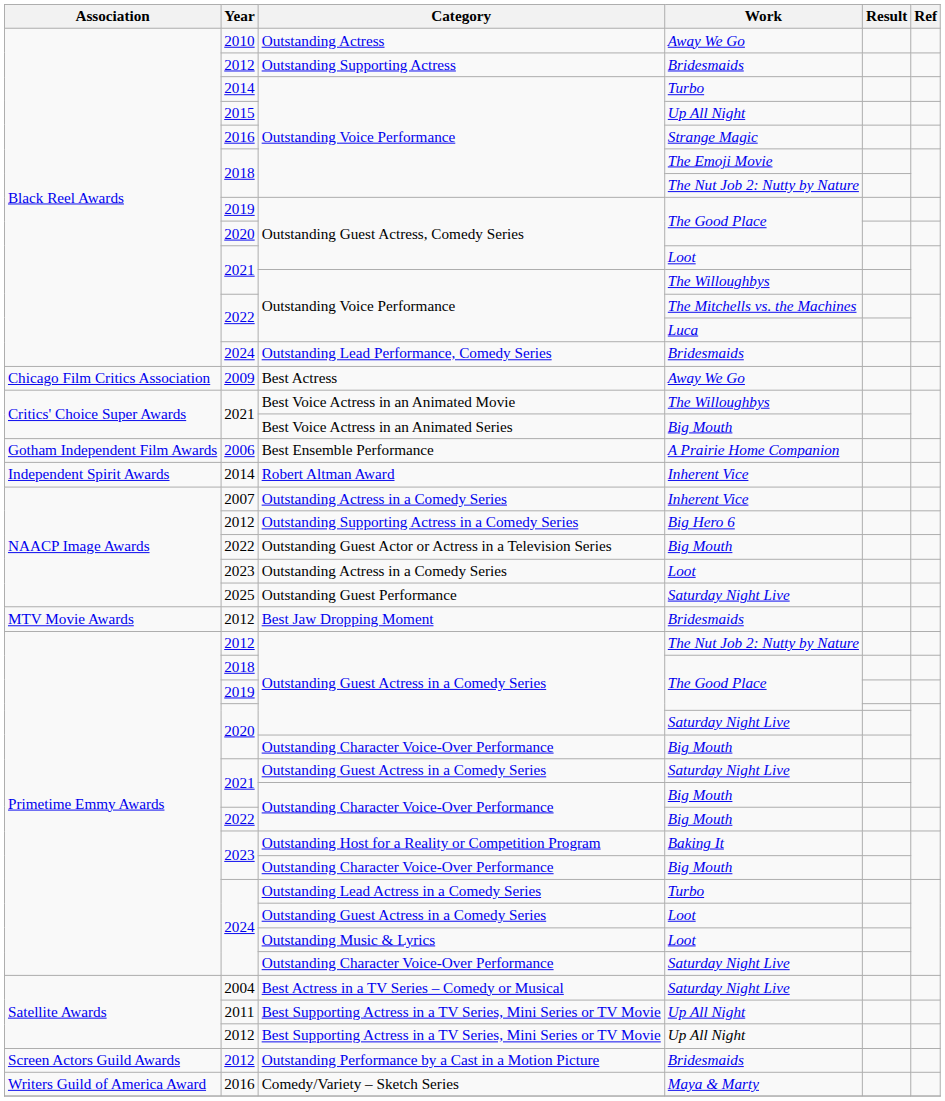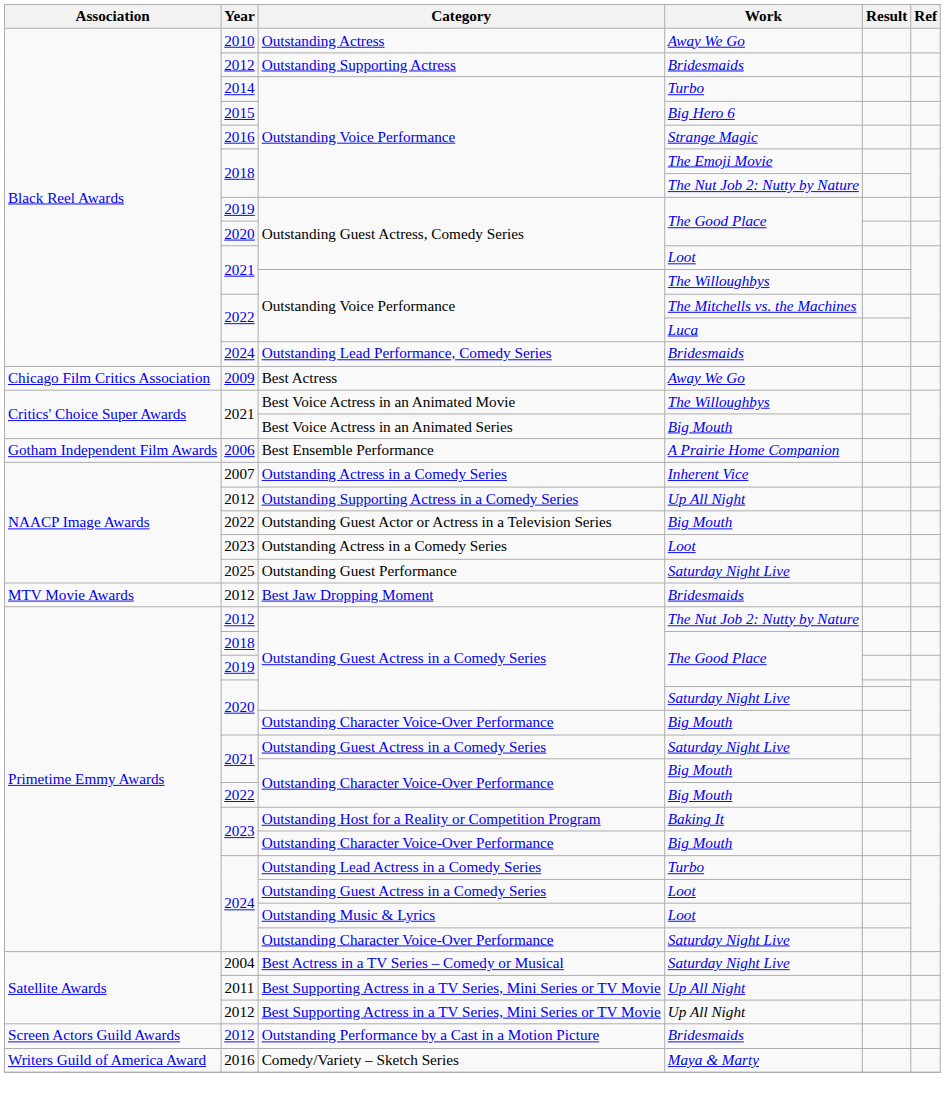(707, 112) Up All Night -> (701, 112) Big Hero 6
- row: (239, 474)
(701, 522) Big Hero 6 -> (707, 498) Up All Night
